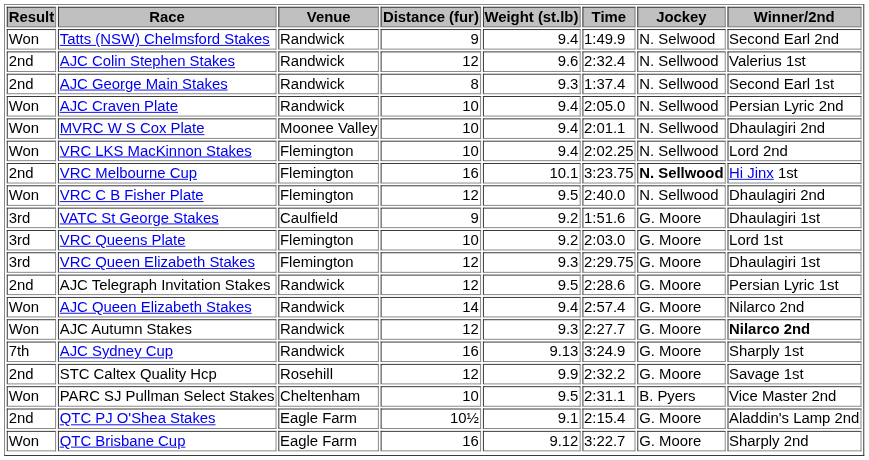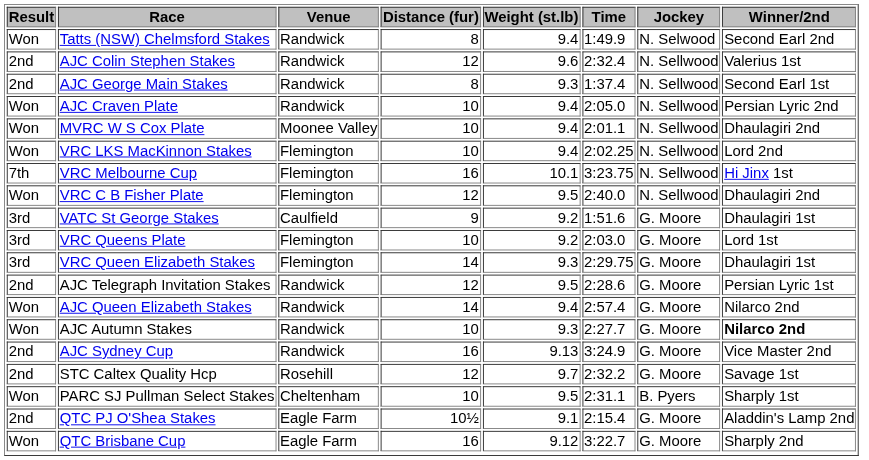(475, 39) 9 -> (475, 39) 8
(21, 173) 2nd -> (19, 173) 7th
(681, 173) bold -> (679, 173) normal
(471, 262) 12 -> (471, 262) 14
(471, 329) 12 -> (471, 329) 10
(19, 351) 7th -> (21, 351) 2nd
(766, 351) Sharply 1st -> (778, 351) Vice Master 2nd
(568, 374) 9.9 -> (568, 374) 9.7
(783, 396) Vice Master 2nd -> (761, 396) Sharply 1st
